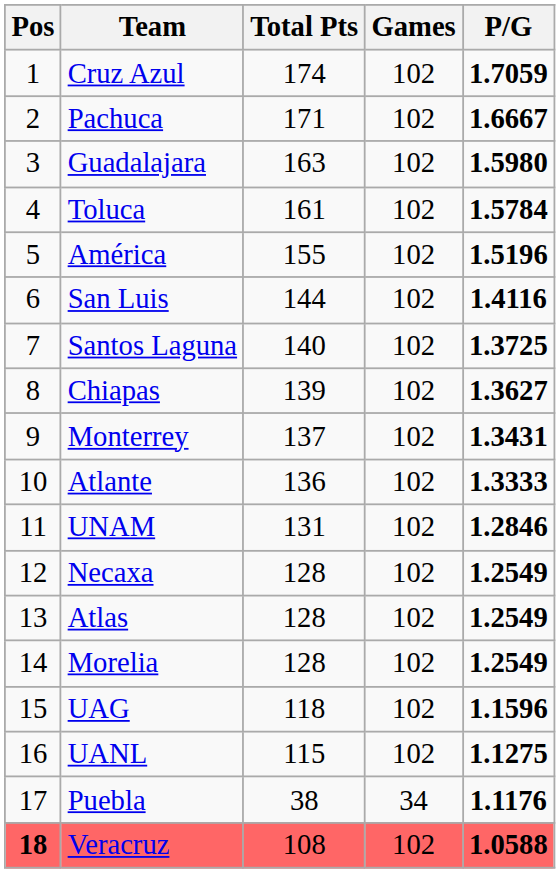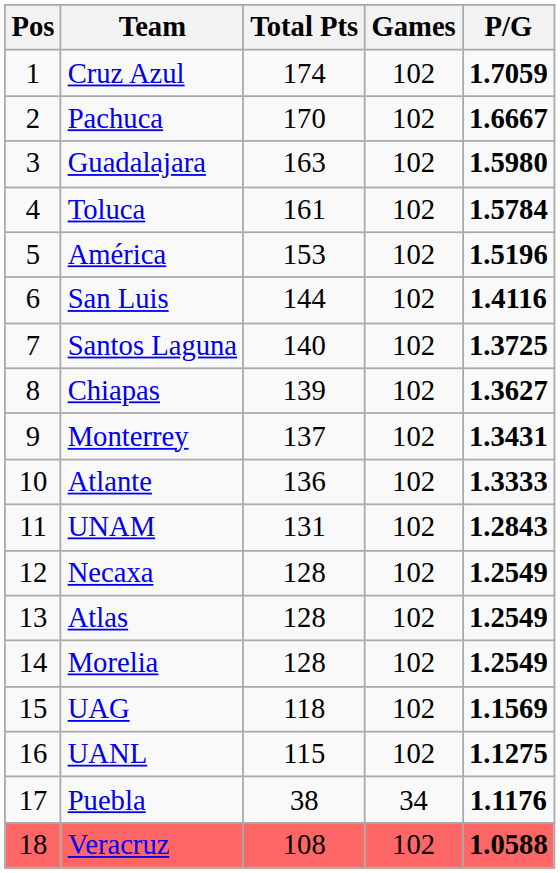(304, 118) 171 -> (304, 118) 170
(304, 254) 155 -> (304, 254) 153
(508, 526) 1.2846 -> (508, 526) 1.2843
(508, 708) 1.1596 -> (508, 708) 1.1569
(33, 844) bold -> (33, 844) normal
